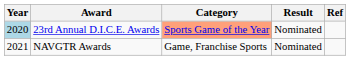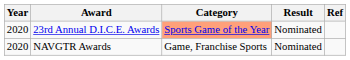(18, 30) lightblue background -> (18, 30) no background
(18, 47) 2021 -> (18, 47) 2020
